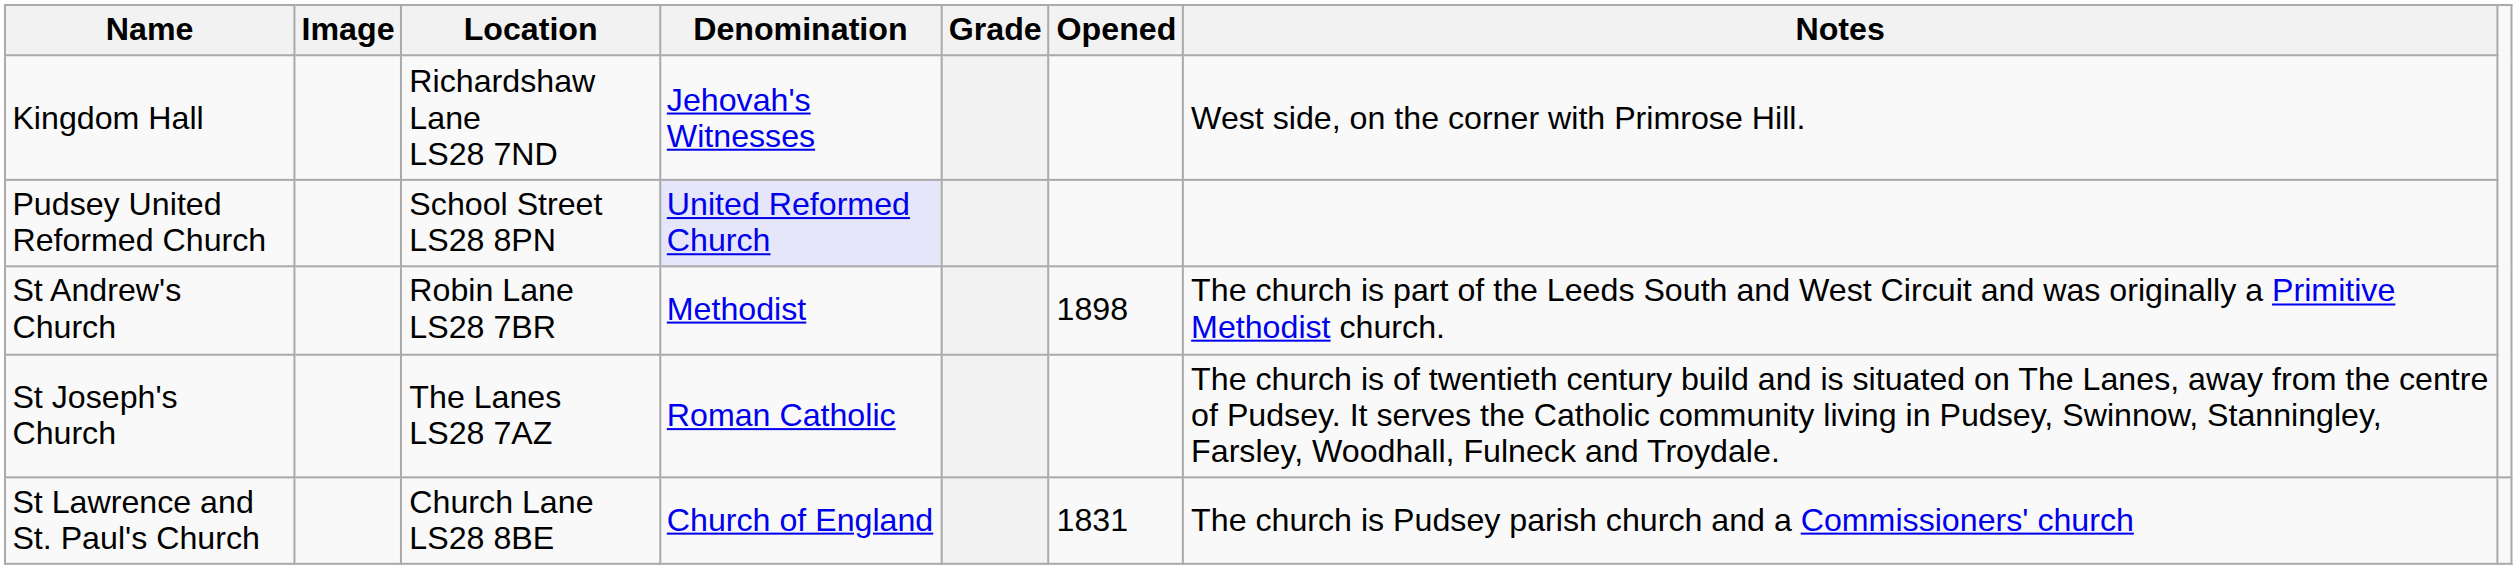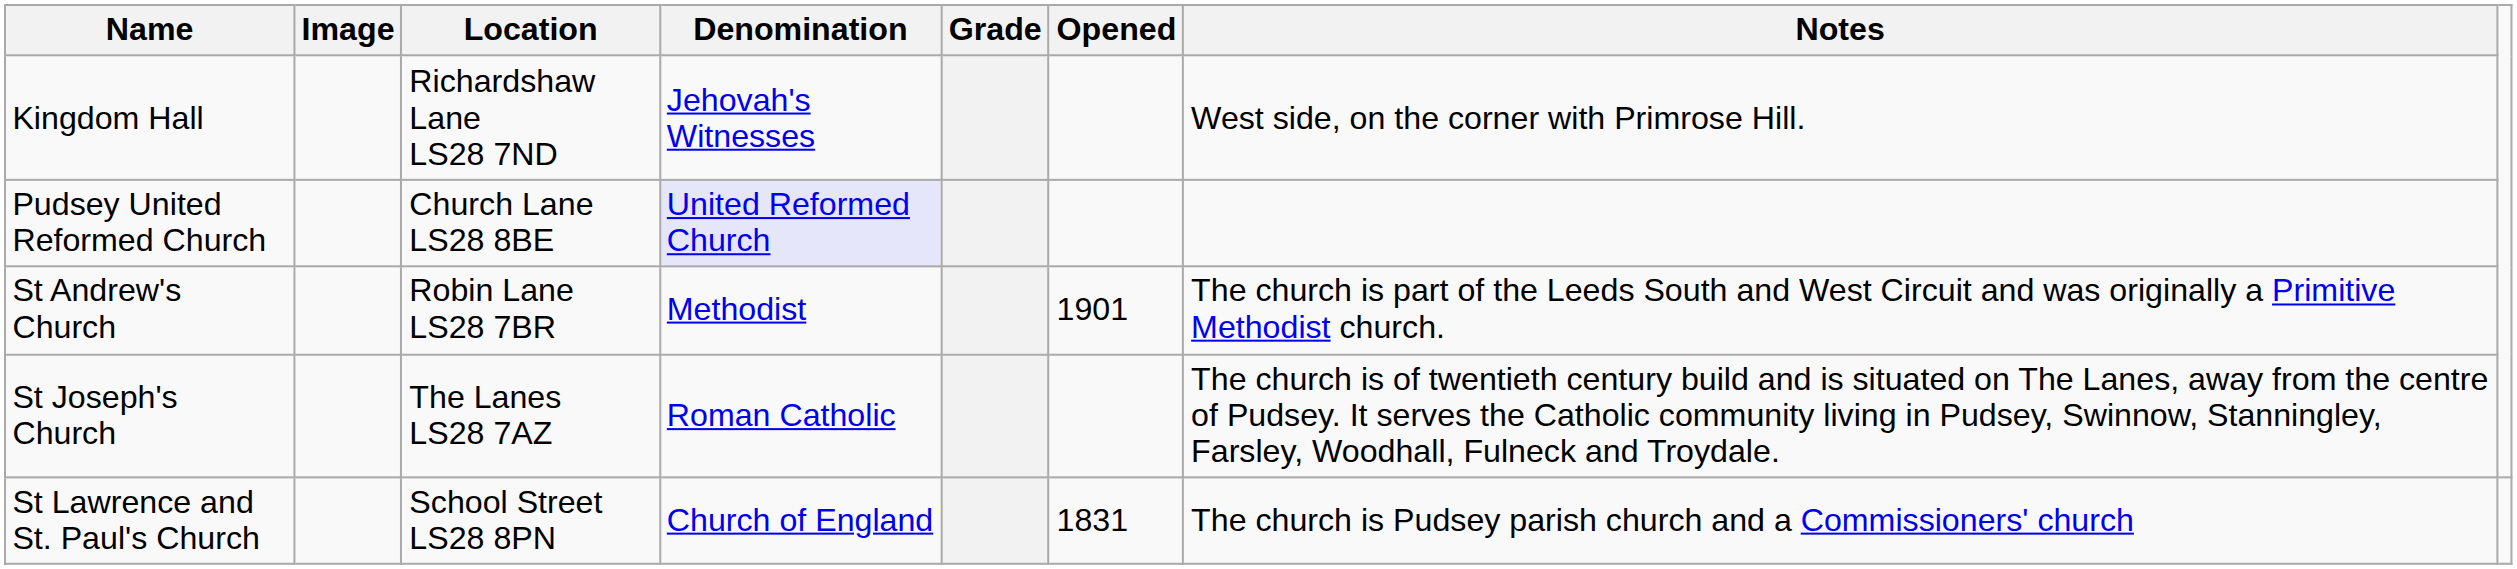(506, 222) School Street LS28 8PN -> (501, 222) Church Lane LS28 8BE
(1092, 309) 1898 -> (1092, 309) 1901
(501, 520) Church Lane LS28 8BE -> (506, 520) School Street LS28 8PN
